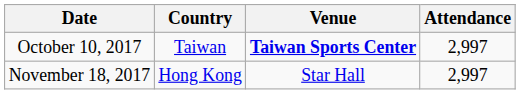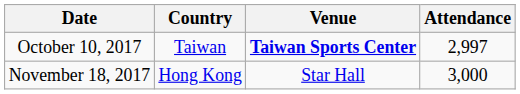(468, 74) 2,997 -> (468, 74) 3,000
